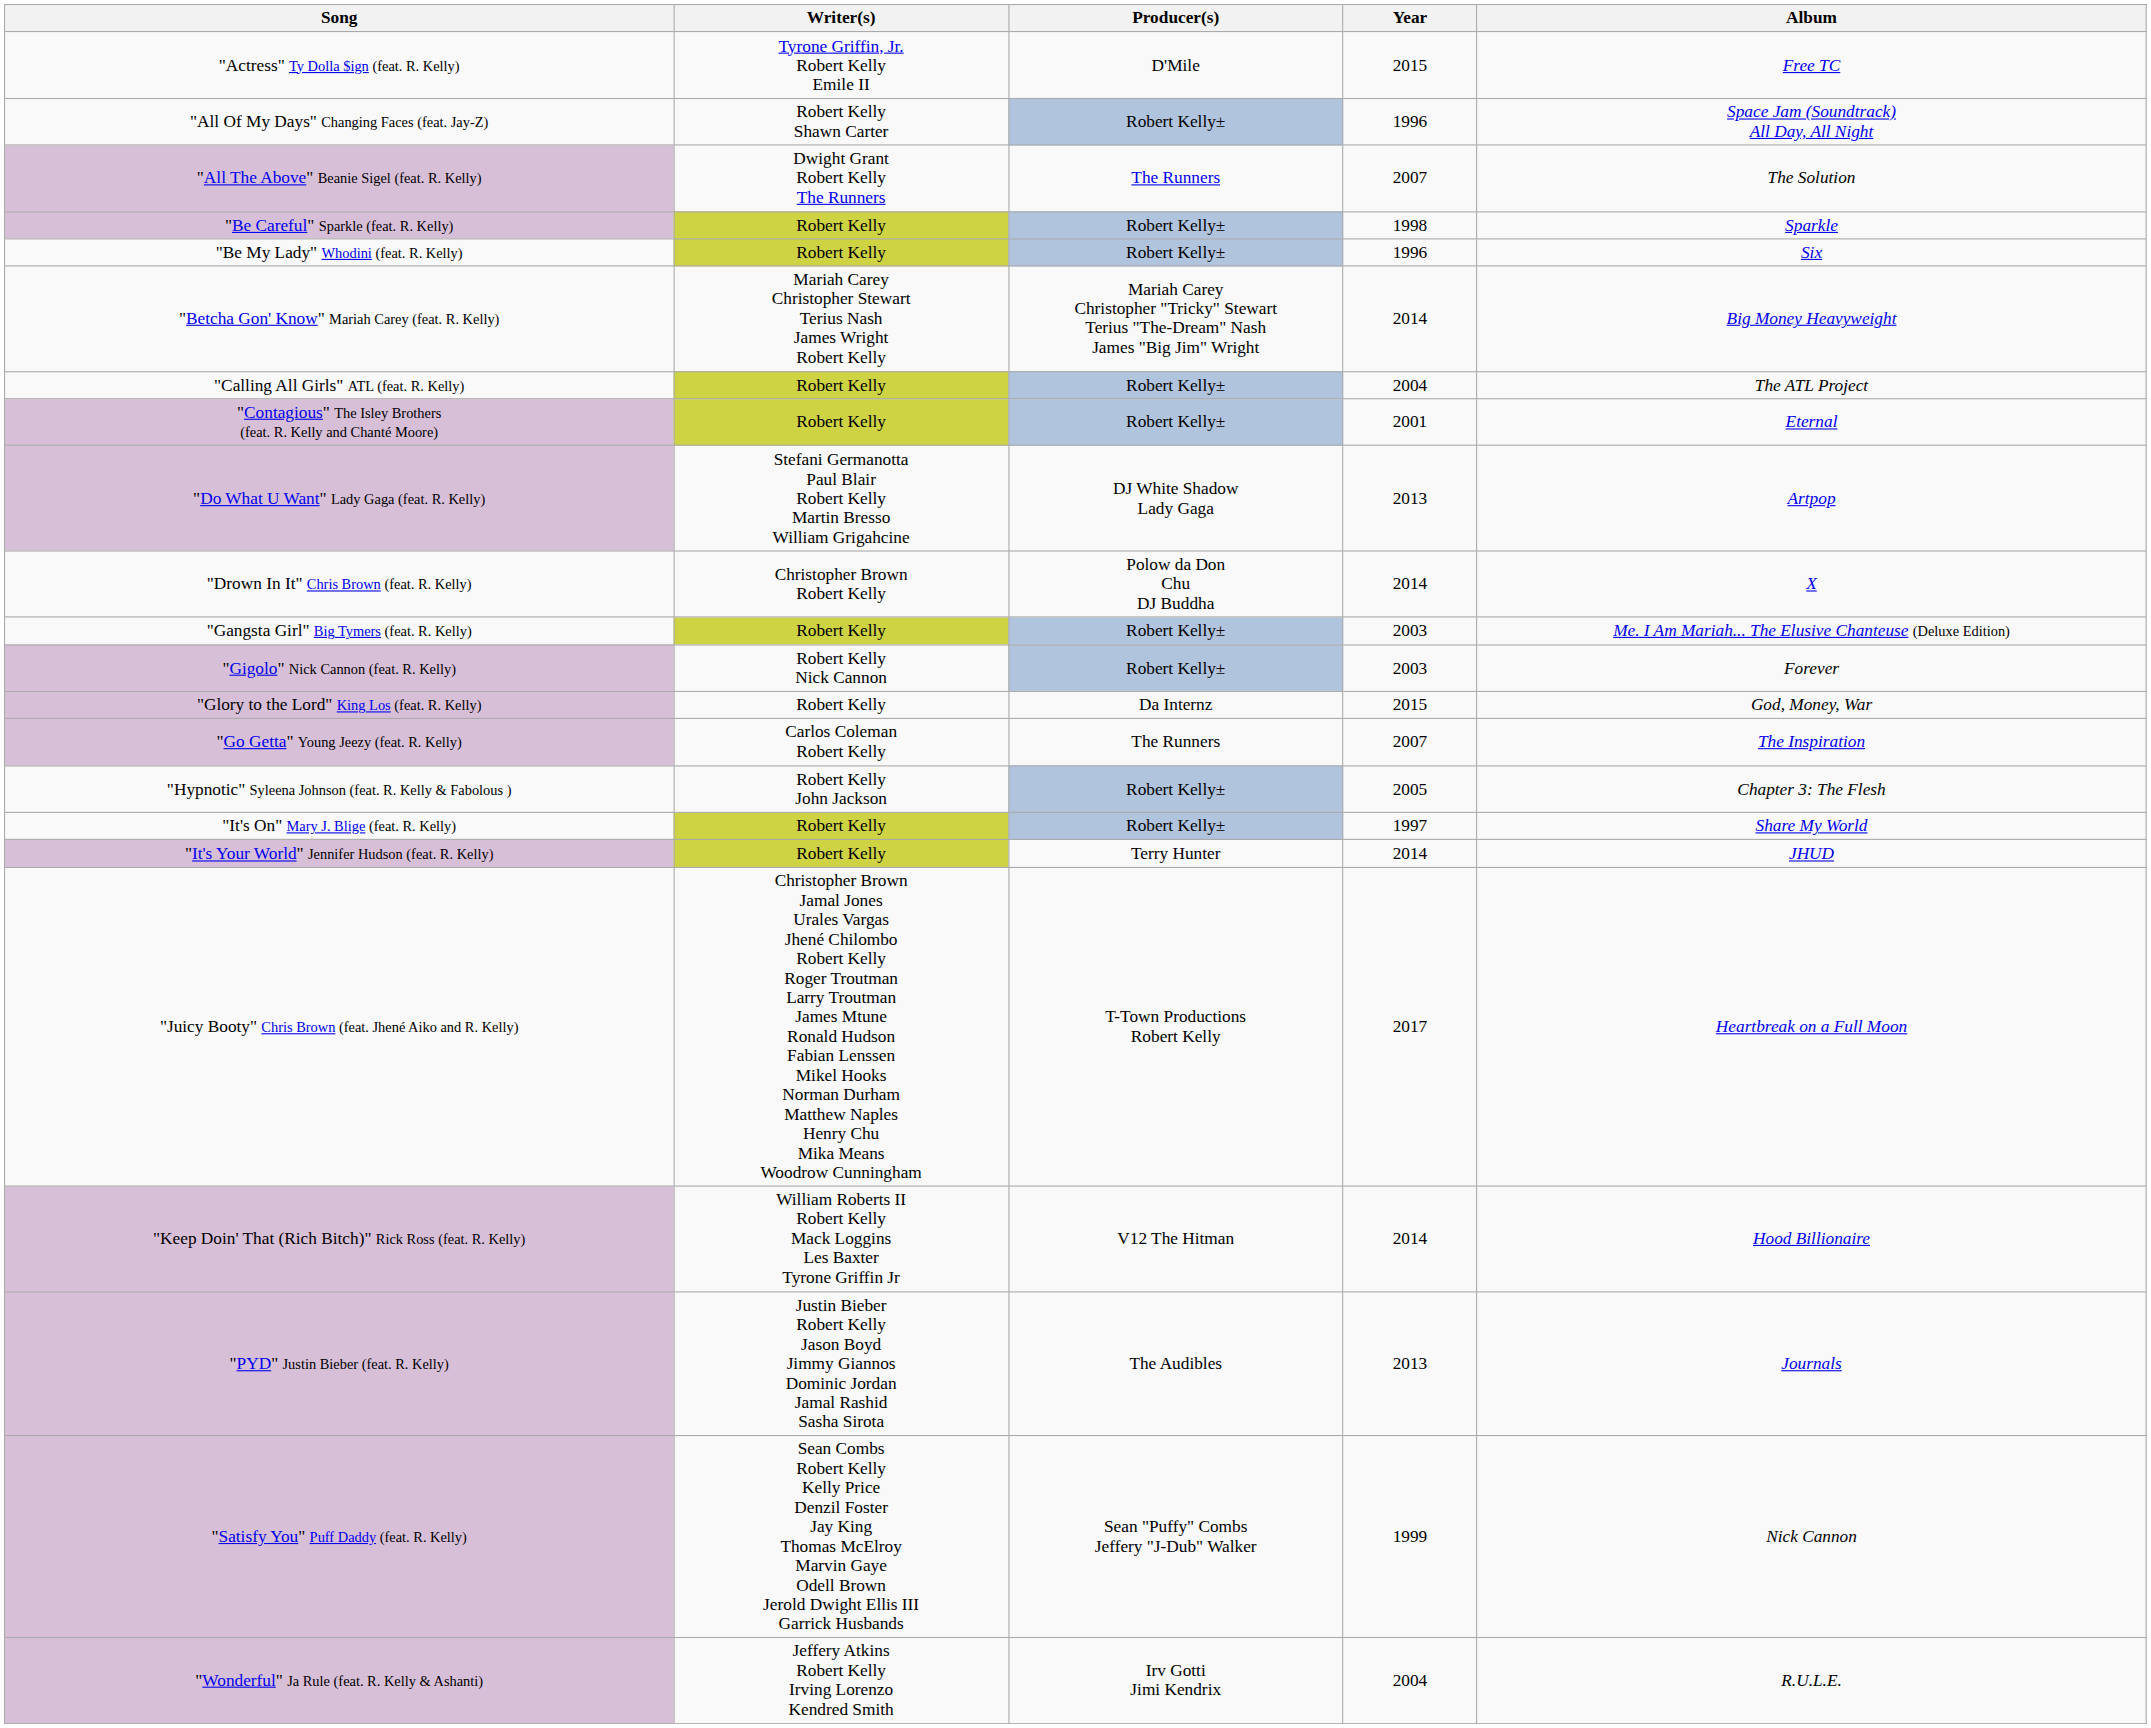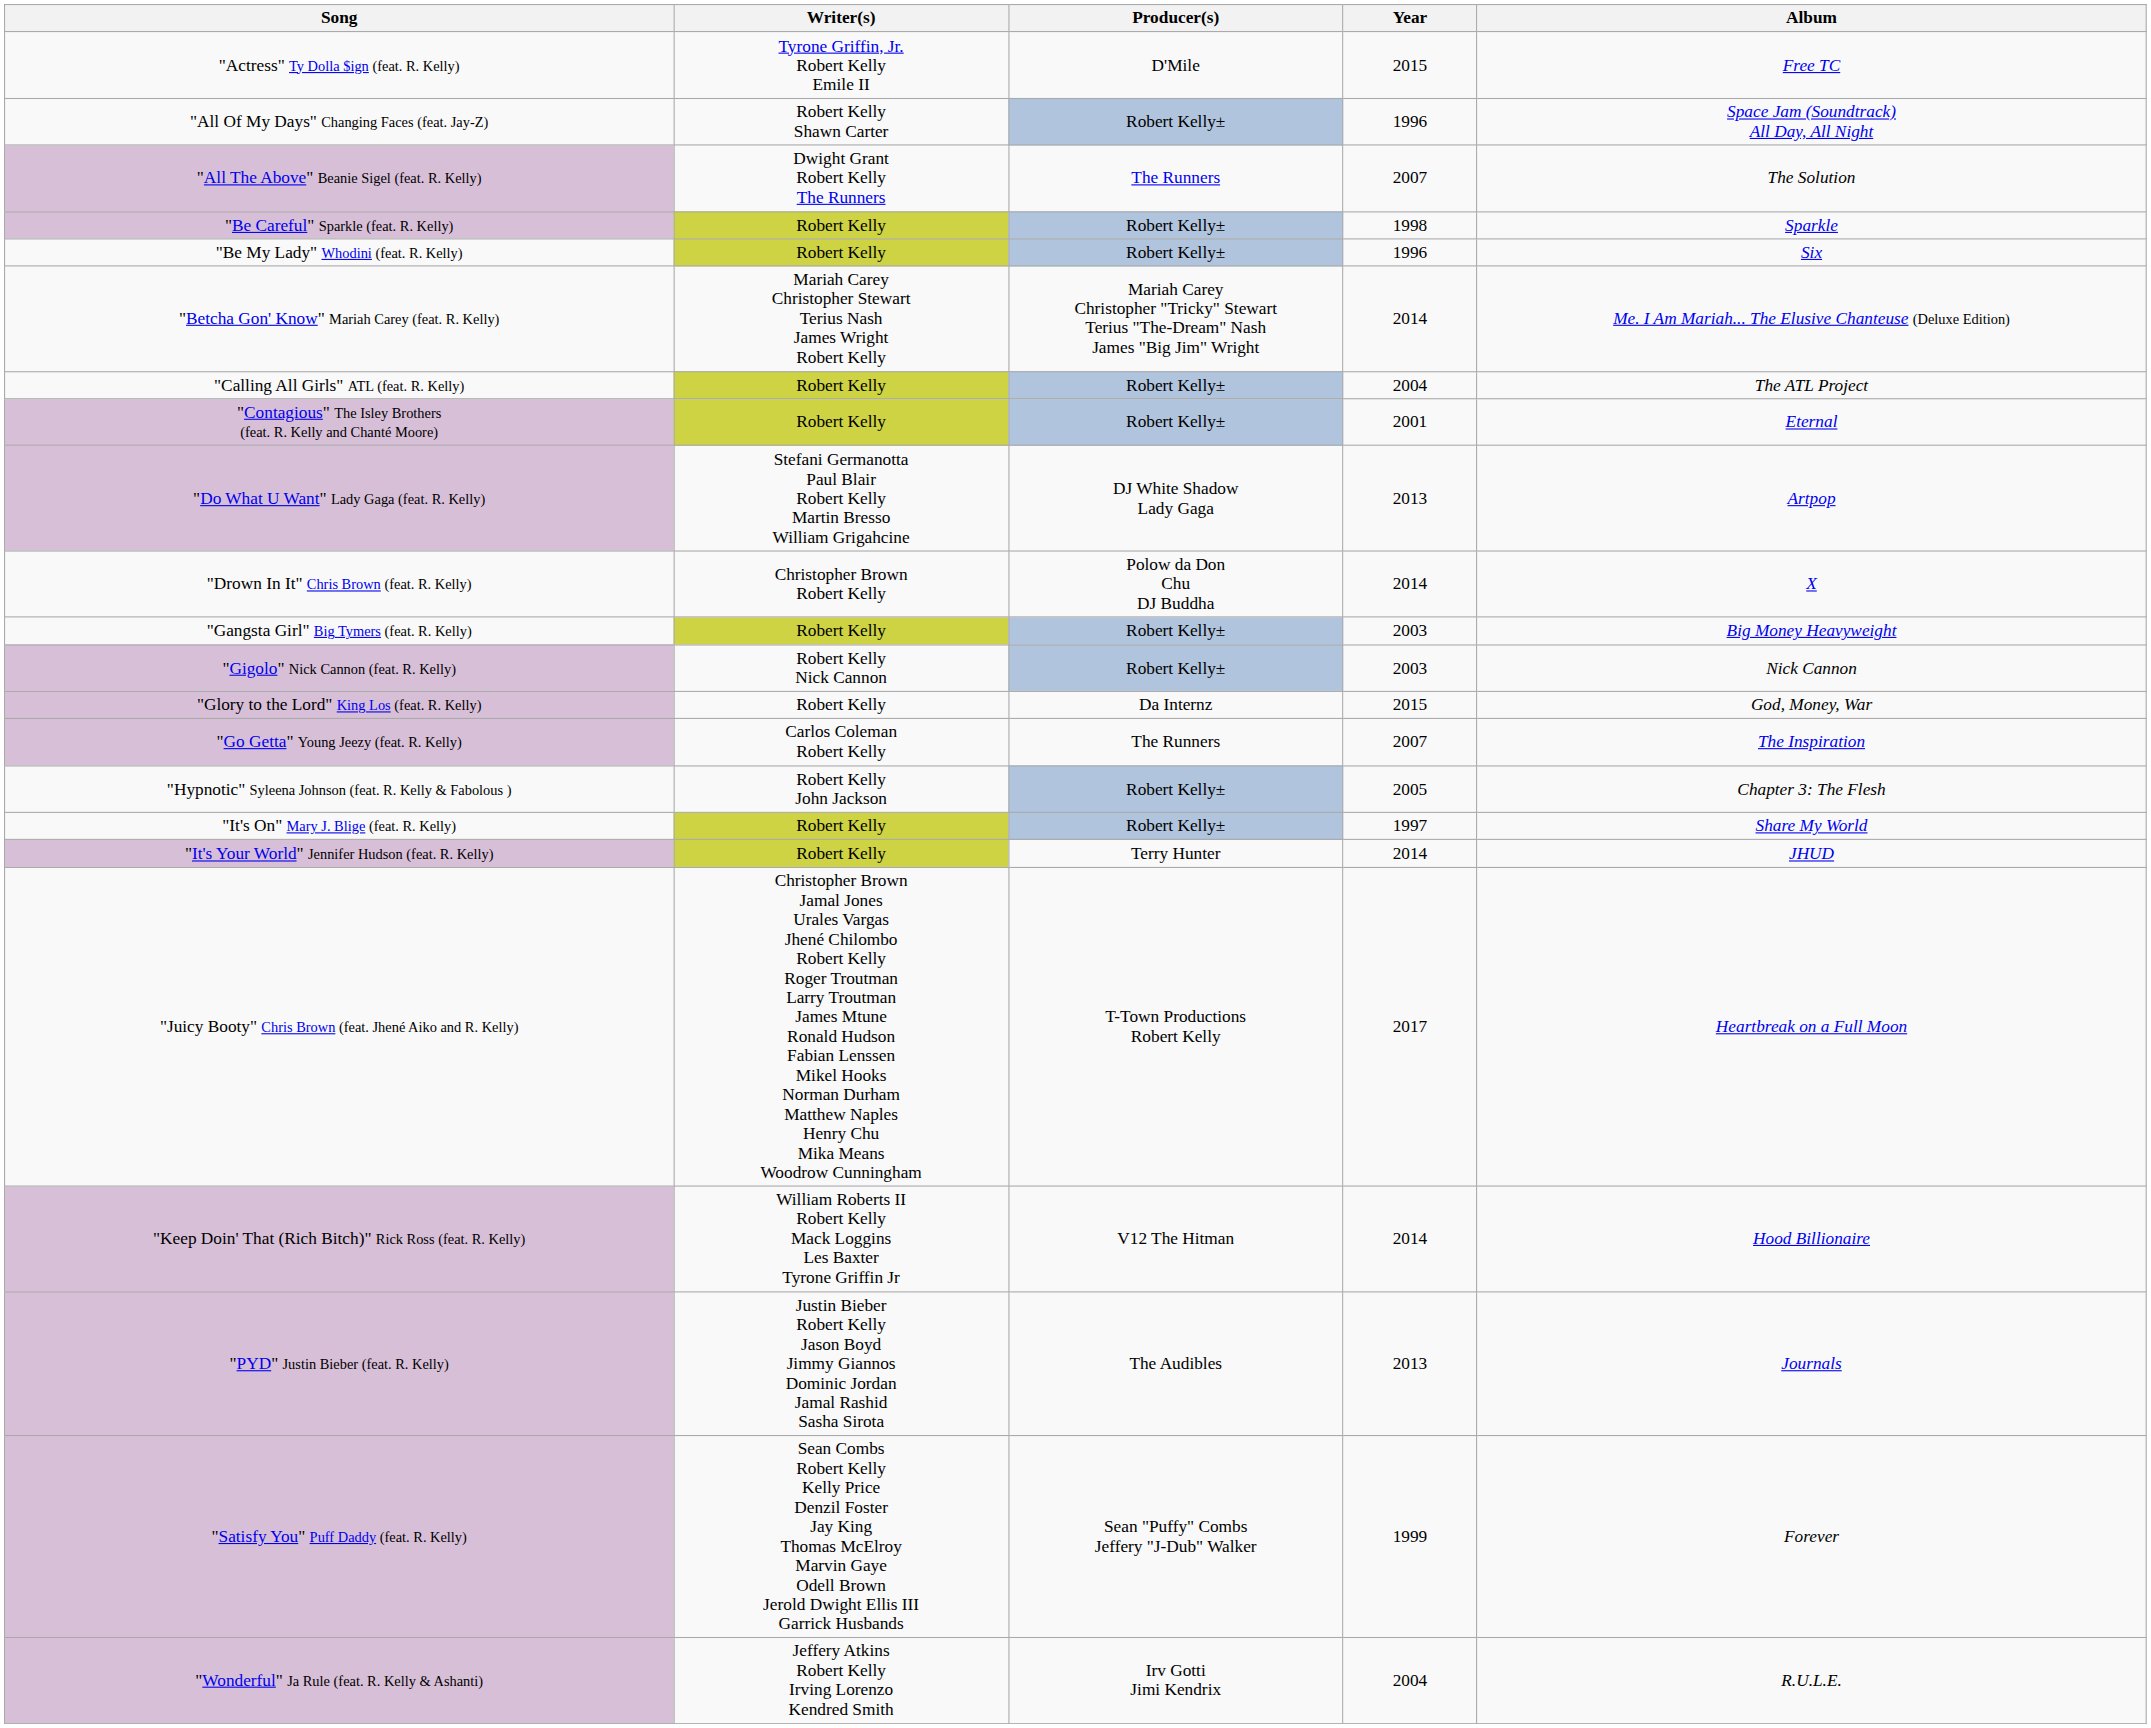(1812, 318) Big Money Heavyweight -> (1812, 318) Me. I Am Mariah... The Elusive Chanteuse (Deluxe Edition)
(1812, 630) Me. I Am Mariah... The Elusive Chanteuse (Deluxe Edition) -> (1812, 630) Big Money Heavyweight
(1812, 667) Forever -> (1812, 667) Nick Cannon
(1812, 1536) Nick Cannon -> (1812, 1536) Forever
